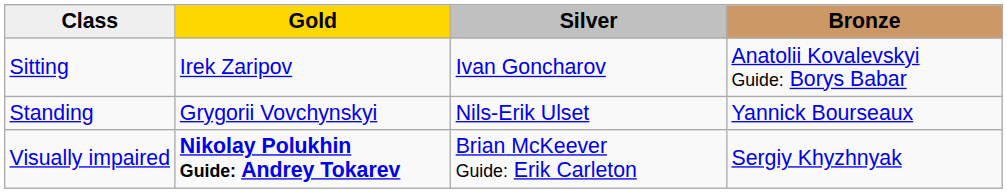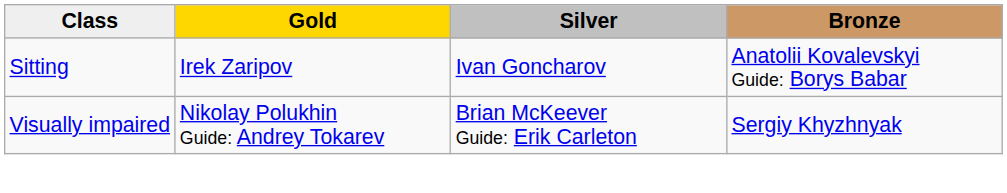- row: (52, 112)
(290, 158) bold -> (282, 124) normal
